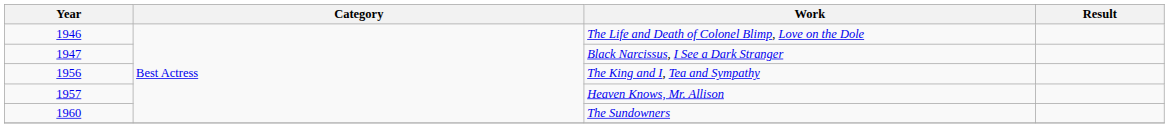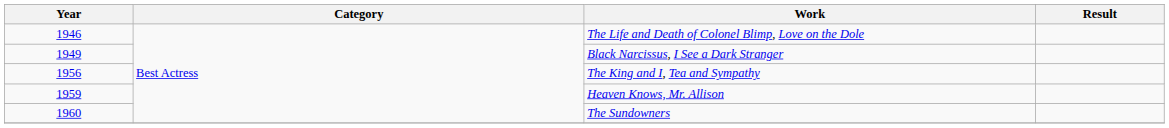(69, 53) 1947 -> (69, 53) 1949
(69, 93) 1957 -> (69, 93) 1959
